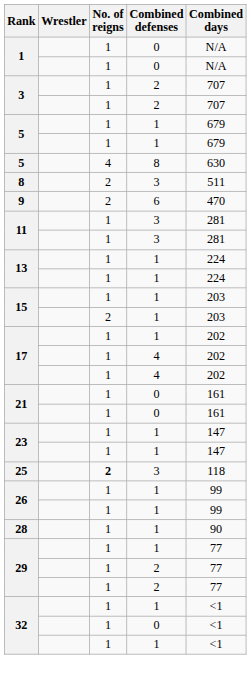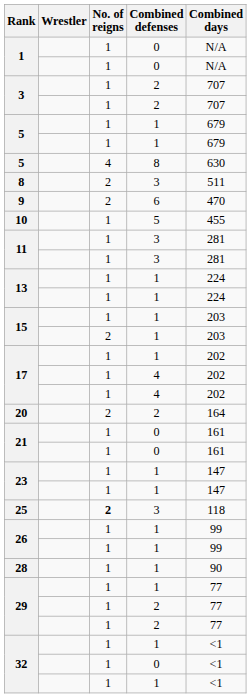+ row: (21, 220)
+ row: (21, 413)
